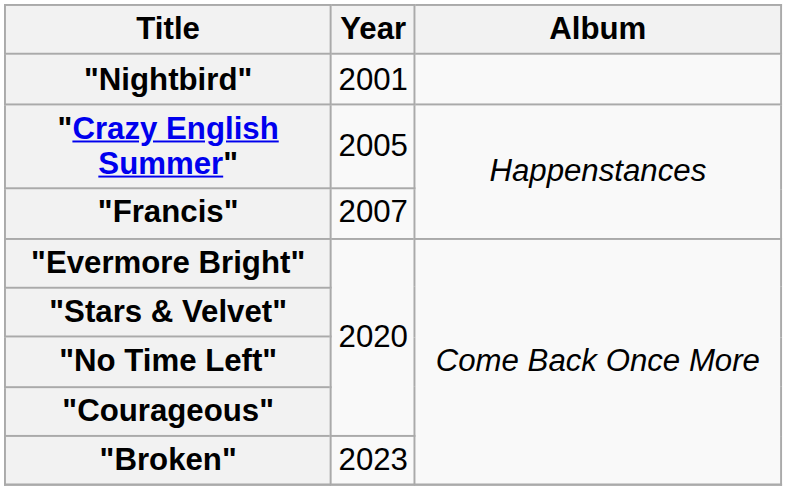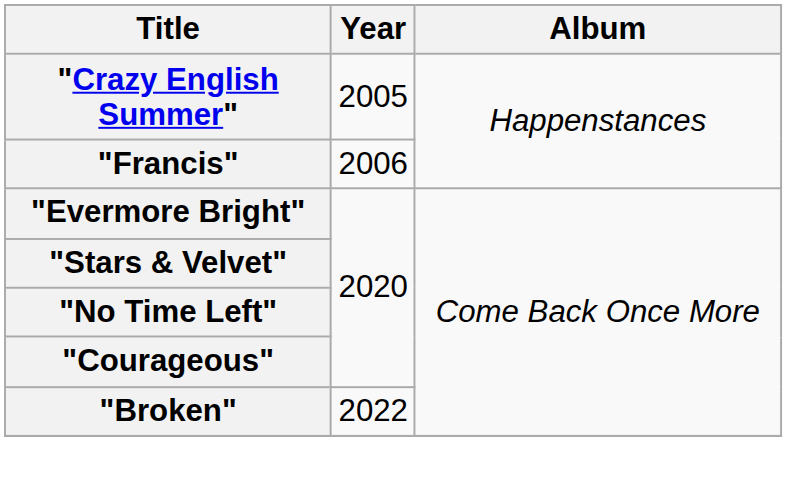- row: (168, 78)
(373, 212) 2007 -> (373, 163) 2006
(373, 460) 2023 -> (373, 410) 2022
